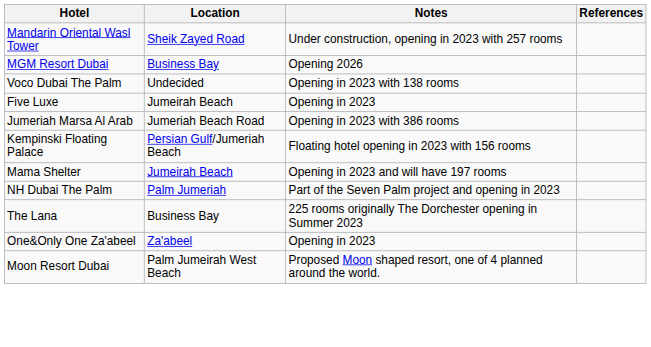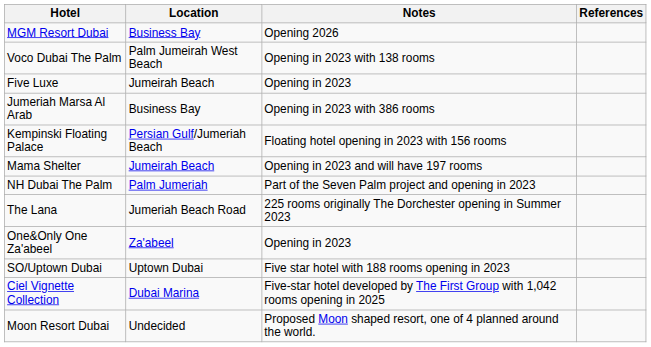- row: (69, 39)
(175, 83) Undecided -> (183, 58) Palm Jumeirah West Beach
(206, 121) Jumeriah Beach Road -> (165, 108) Business Bay
(183, 216) Business Bay -> (187, 210) Jumeriah Beach Road
+ row: (54, 268)
+ row: (41, 293)
(202, 267) Palm Jumeirah West Beach -> (157, 325) Undecided
